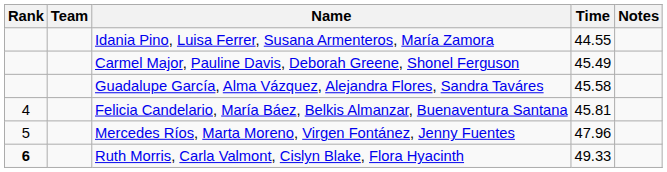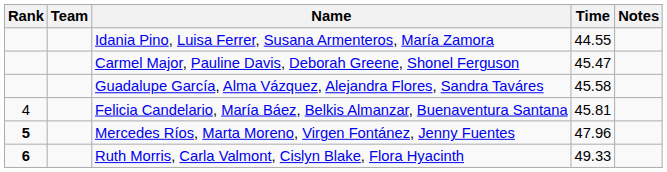(593, 63) 45.49 -> (593, 63) 45.47
(26, 133) normal -> (26, 133) bold
